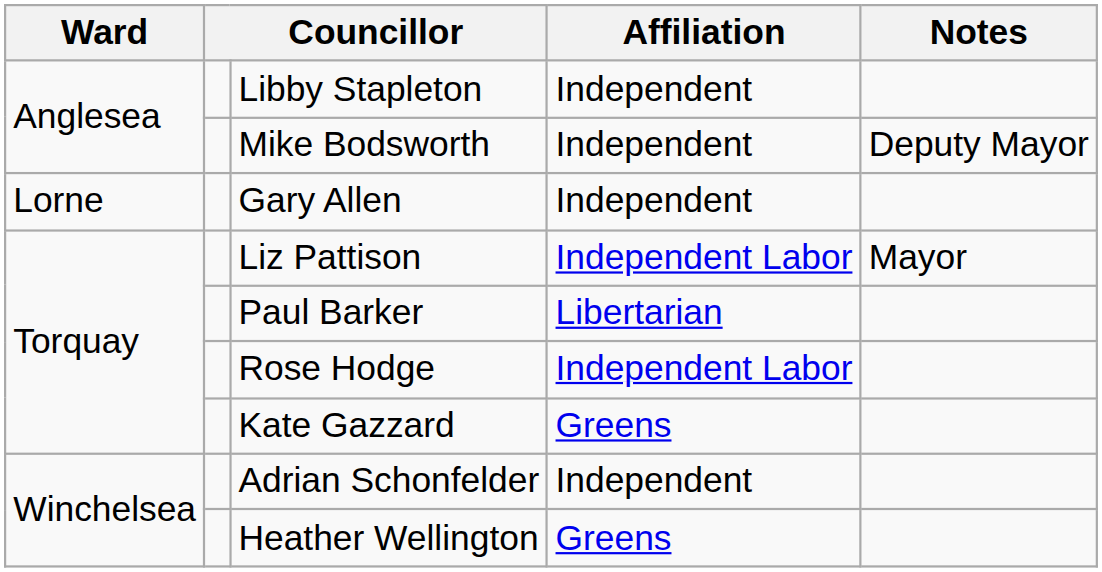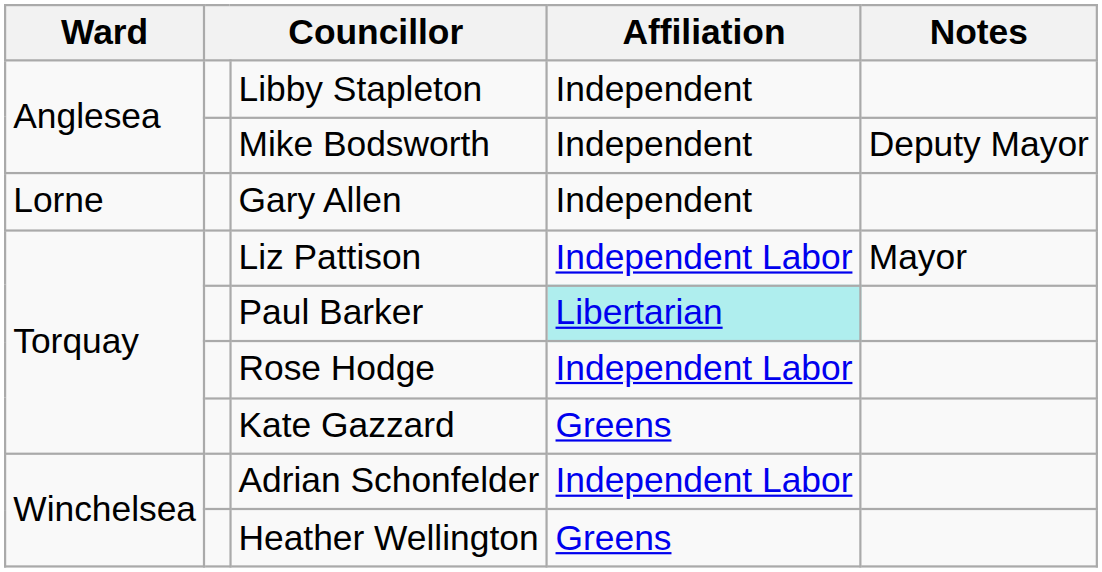(639, 312) no background -> (639, 312) paleturquoise background
(654, 481) Independent -> (704, 481) Independent Labor
